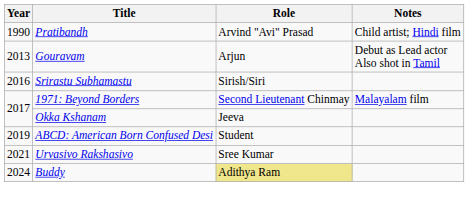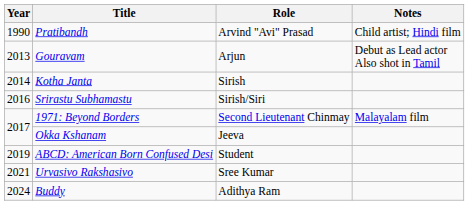+ row: (64, 81)
(249, 172) khaki background -> (249, 191) no background
